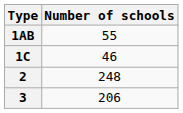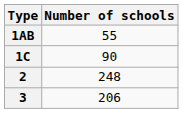(109, 56) 46 -> (109, 56) 90
